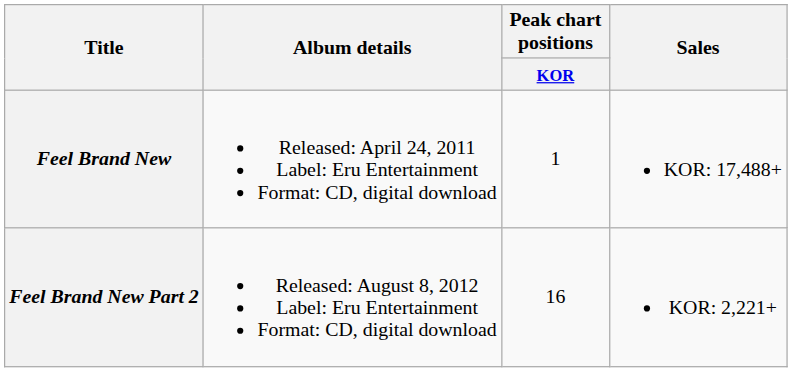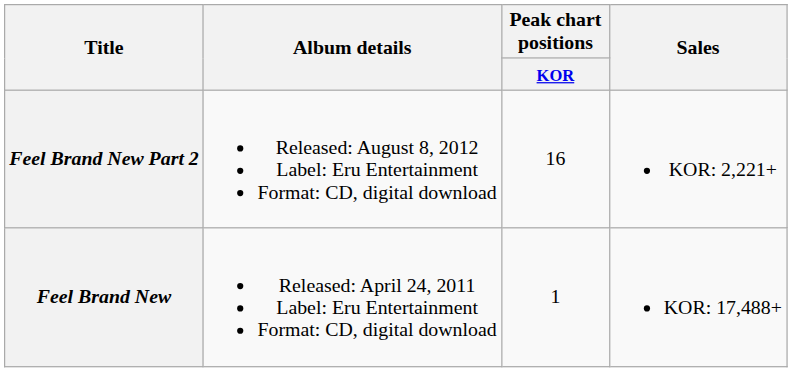rows swapped: (104, 158) <-> (104, 296)
